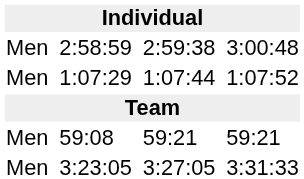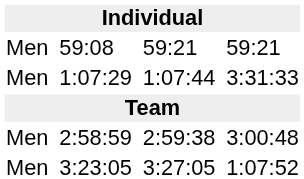rows swapped: (87, 137) <-> (96, 48)
(263, 77) 1:07:52 -> (263, 77) 3:31:33
(263, 167) 3:31:33 -> (263, 167) 1:07:52
